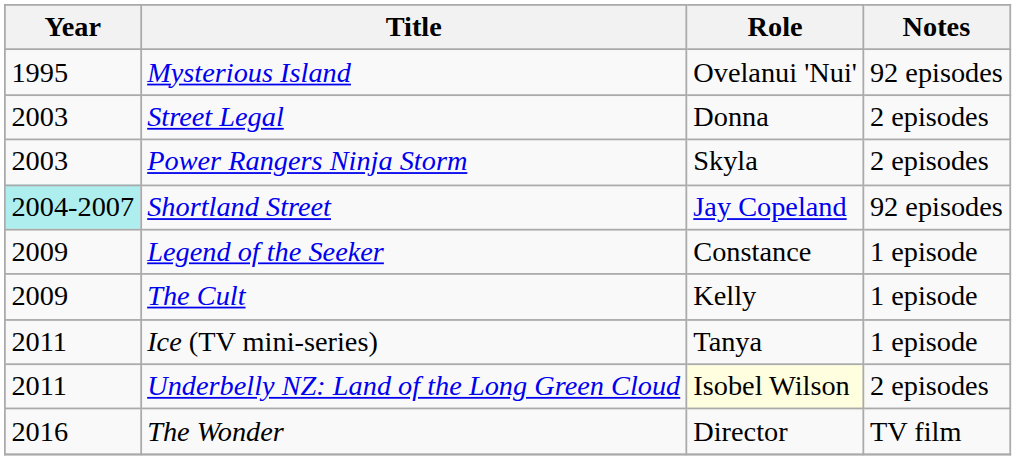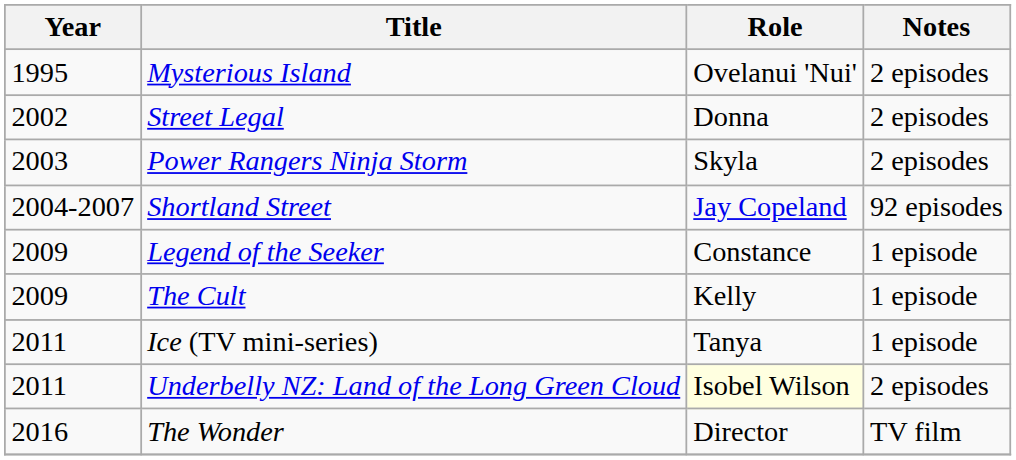(936, 71) 92 episodes -> (929, 71) 2 episodes
(40, 116) 2003 -> (40, 116) 2002
(73, 206) paleturquoise background -> (73, 206) no background
